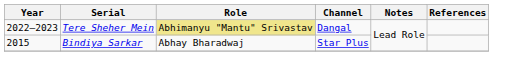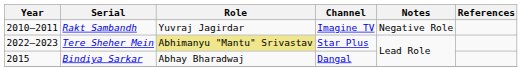+ row: (100, 28)
(334, 28) Dangal -> (343, 43) Star Plus
(343, 43) Star Plus -> (334, 58) Dangal
